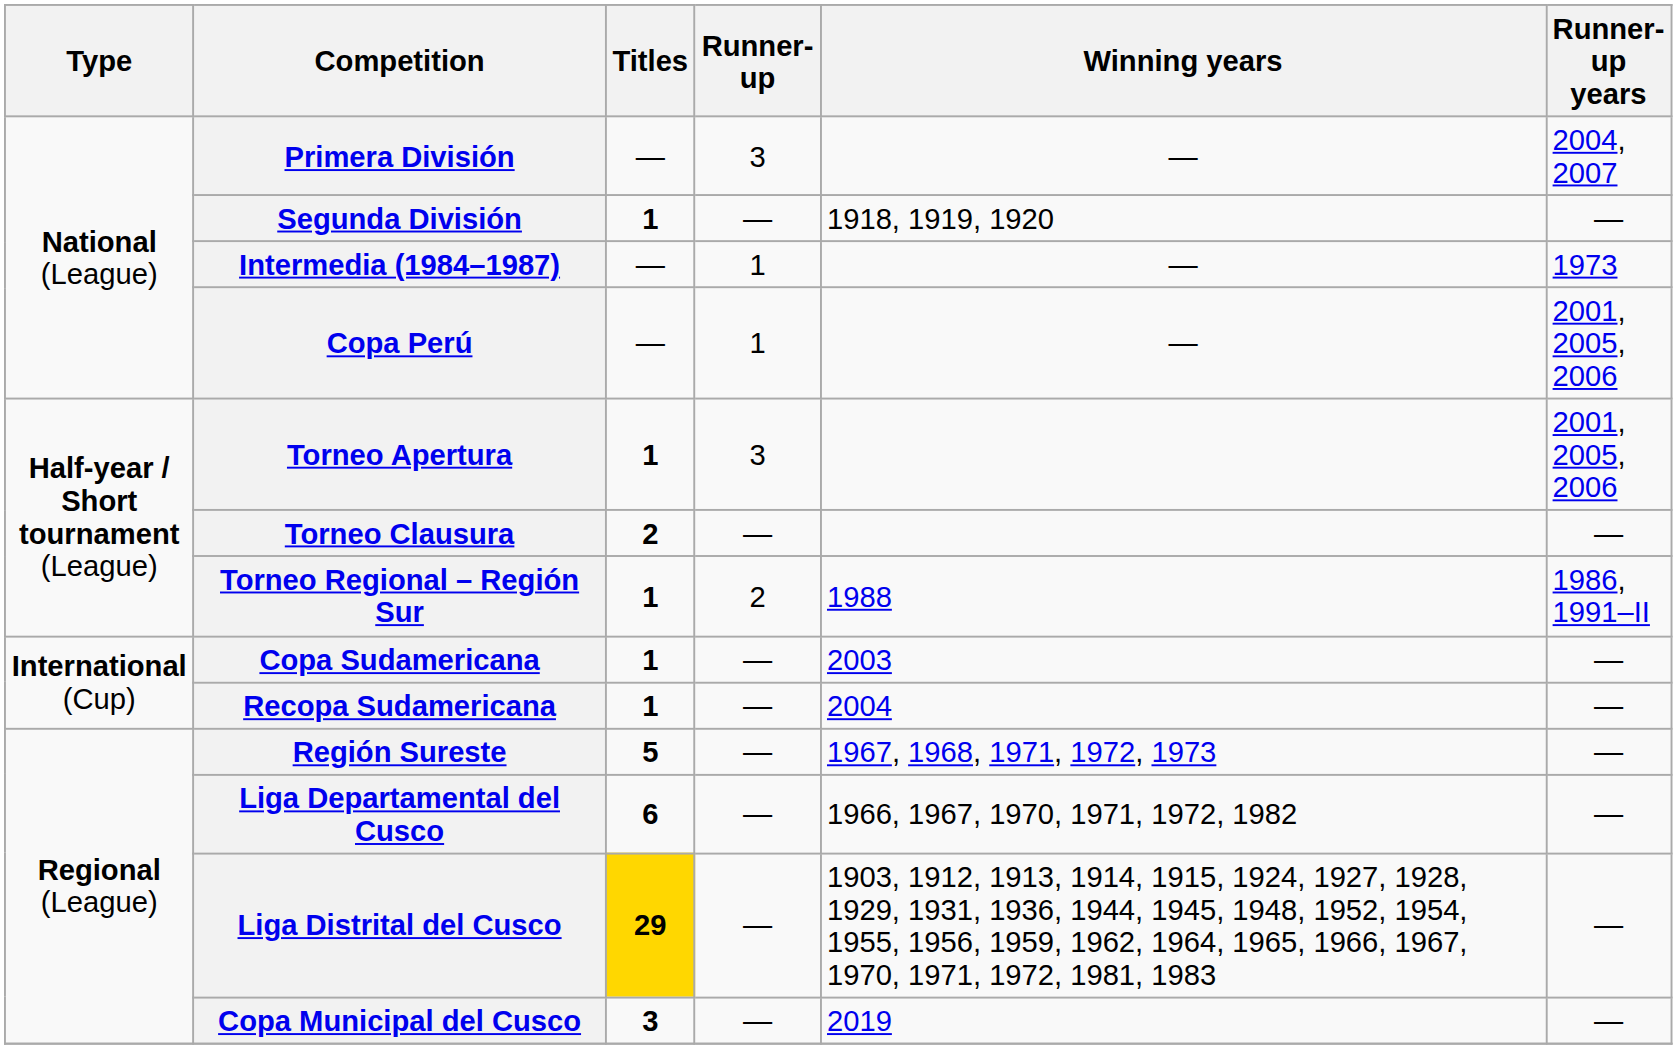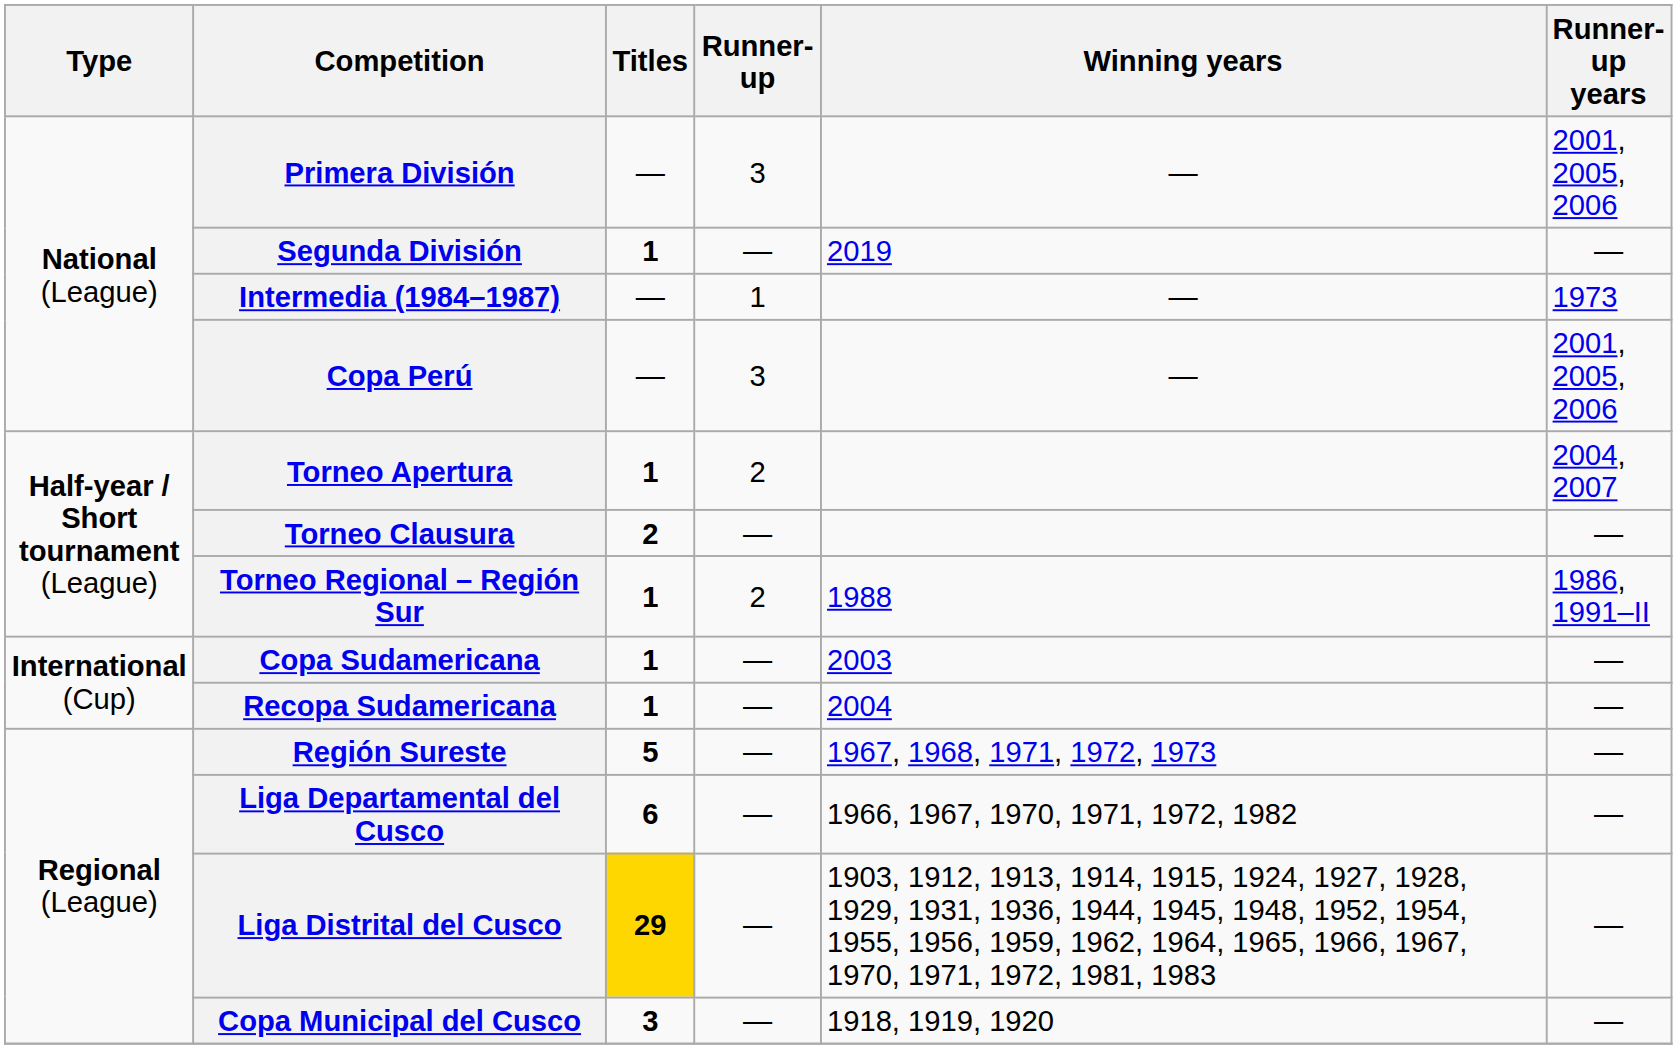(1589, 156) 2004, 2007 -> (1589, 172) 2001, 2005, 2006
(941, 219) 1918, 1919, 1920 -> (859, 251) 2019
(758, 344) 1 -> (758, 376) 3
(758, 455) 3 -> (758, 471) 2
(1589, 455) 2001, 2005, 2006 -> (1589, 471) 2004, 2007
(859, 1021) 2019 -> (941, 1021) 1918, 1919, 1920
